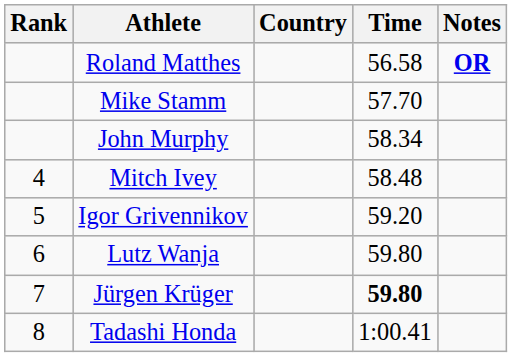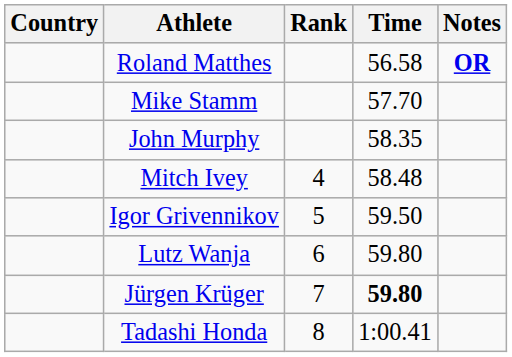columns swapped: (39, 23) <-> (303, 23)
(395, 139) 58.34 -> (395, 139) 58.35
(395, 216) 59.20 -> (395, 216) 59.50
